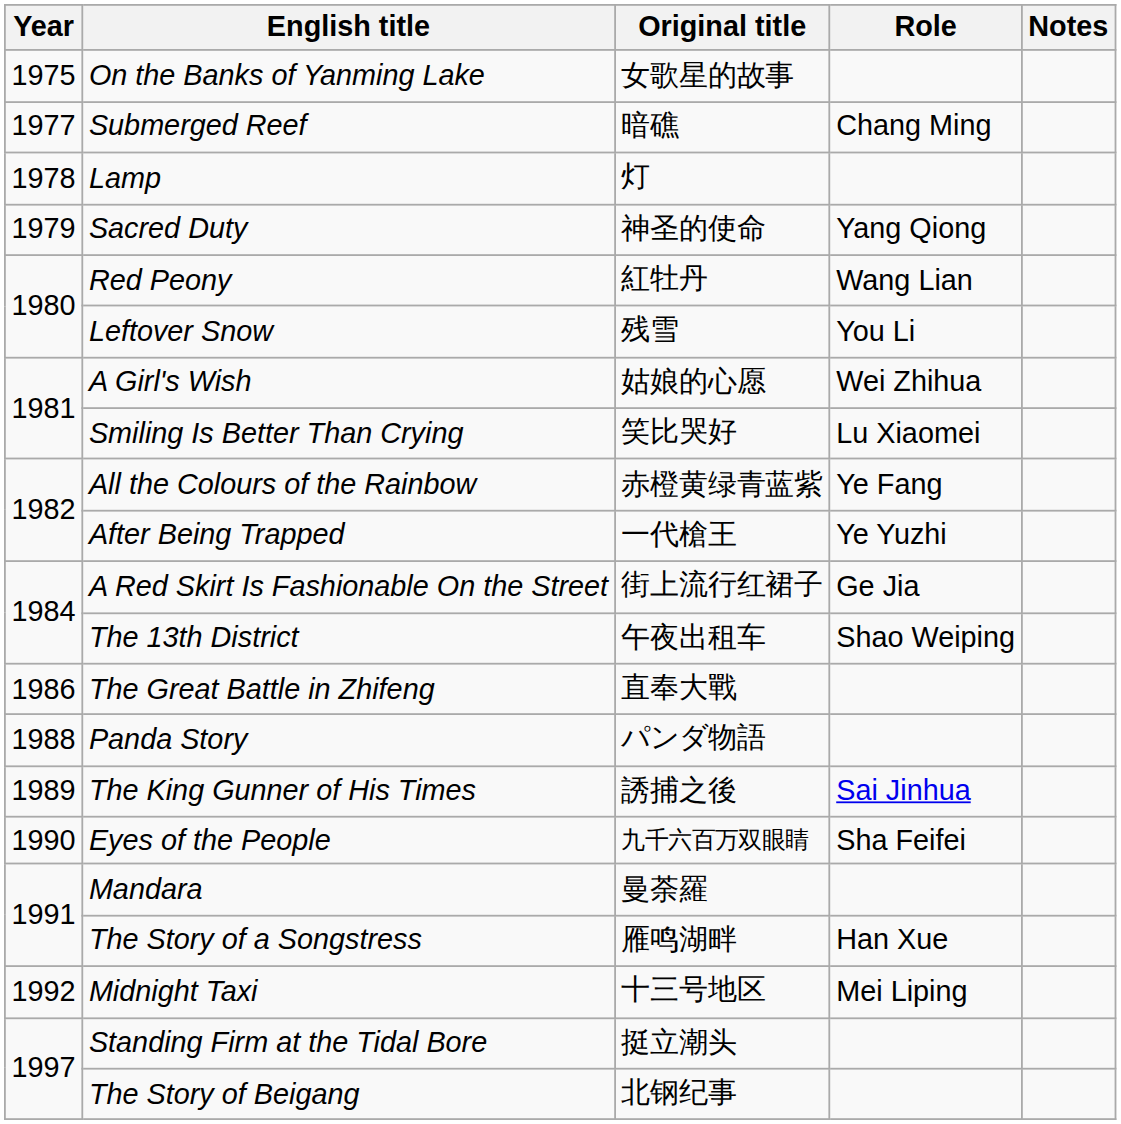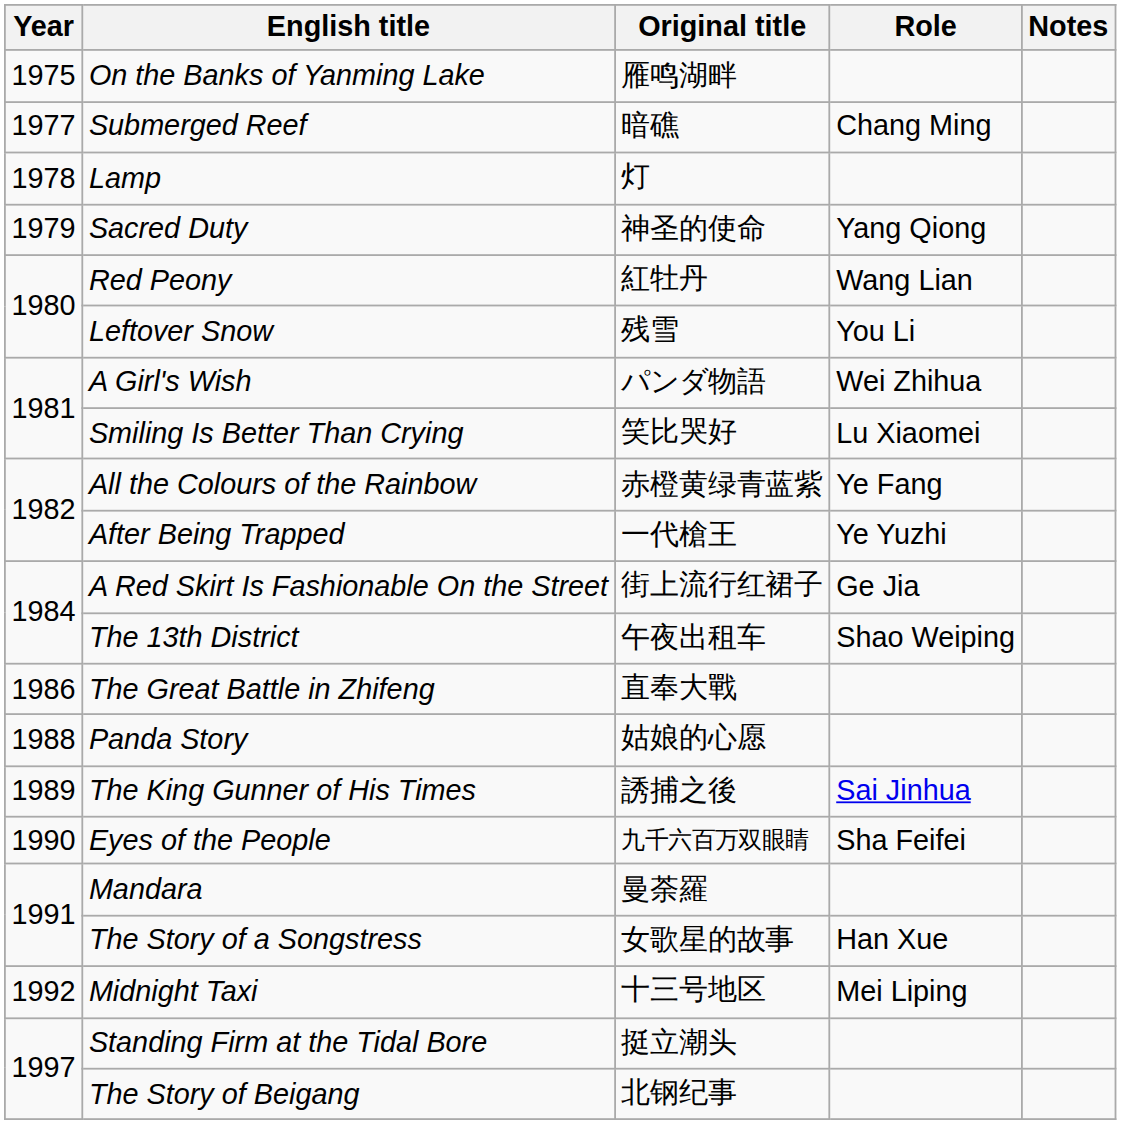(708, 74) 女歌星的故事 -> (679, 74) 雁鸣湖畔
(693, 381) 姑娘的心愿 -> (693, 381) パンダ物語
(693, 738) パンダ物語 -> (693, 738) 姑娘的心愿
(679, 939) 雁鸣湖畔 -> (708, 939) 女歌星的故事
